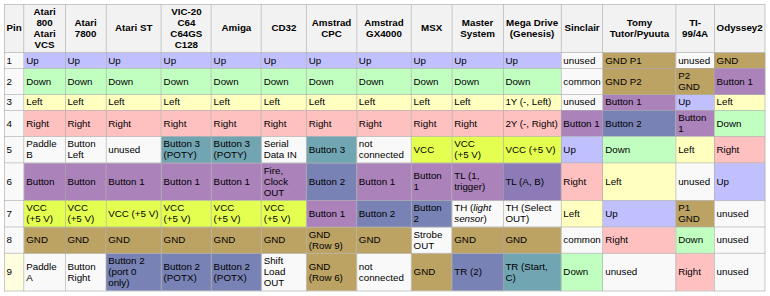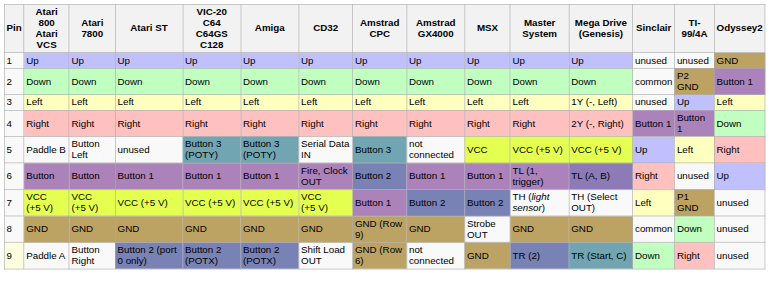- column: (639, 28)
